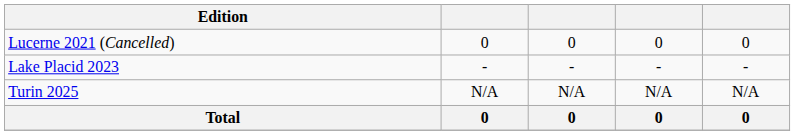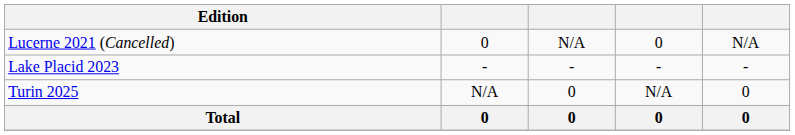(572, 42) 0 -> (572, 42) N/A
(746, 42) 0 -> (746, 42) N/A
(572, 92) N/A -> (572, 92) 0
(746, 92) N/A -> (746, 92) 0
